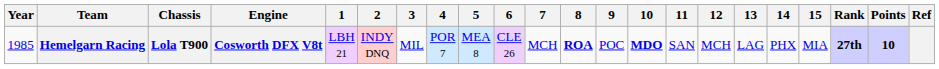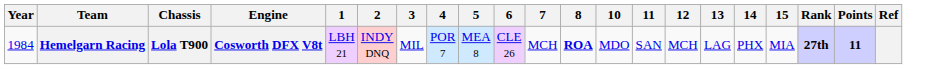- column: (612, 15)
(21, 45) 1985 -> (21, 45) 1984
(647, 45) bold -> (614, 45) normal
(888, 45) 10 -> (855, 45) 11
